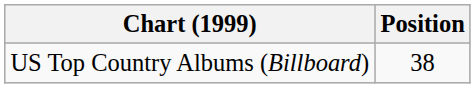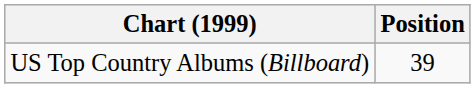(423, 62) 38 -> (423, 62) 39
